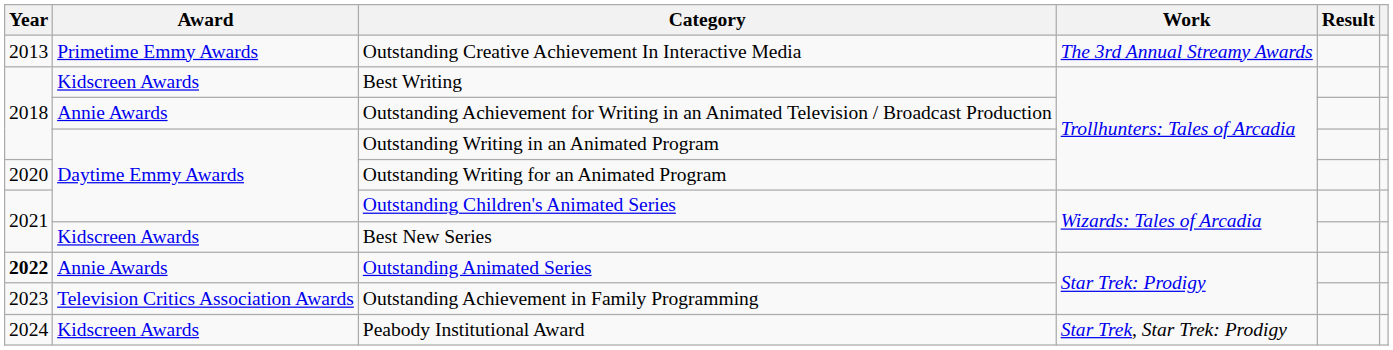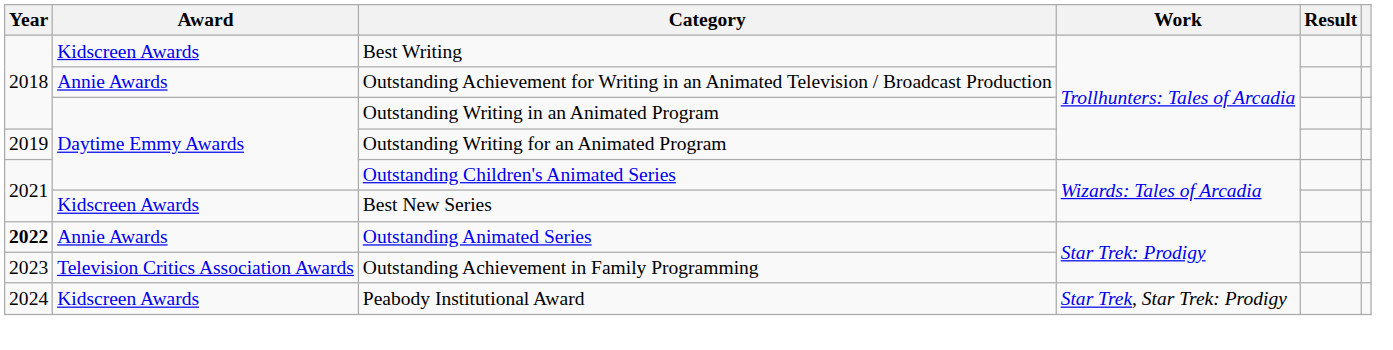- row: (582, 50)
(29, 174) 2020 -> (29, 143) 2019
